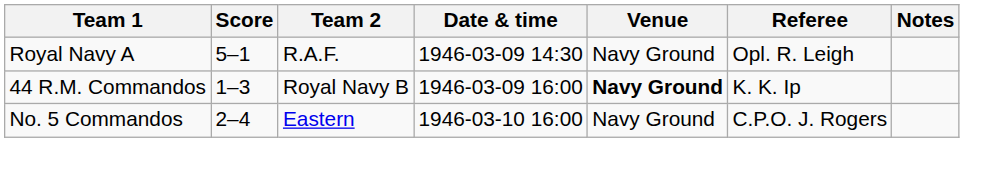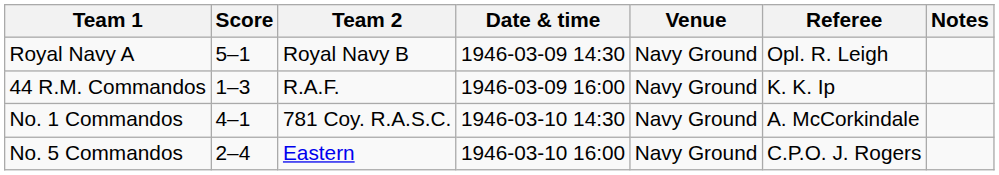(311, 53) R.A.F. -> (346, 53) Royal Navy B
(346, 86) Royal Navy B -> (311, 86) R.A.F.
(658, 86) bold -> (696, 86) normal
+ row: (96, 119)
